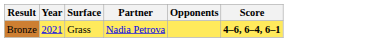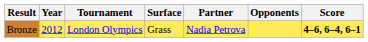+ column: (105, 12)
(52, 29) 2021 -> (52, 29) 2012
